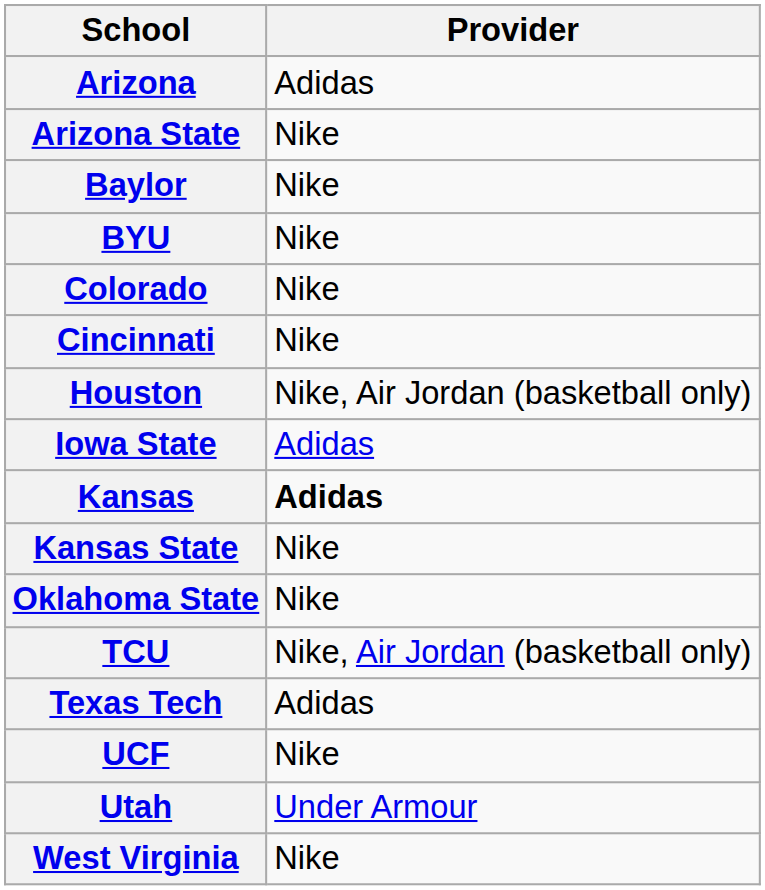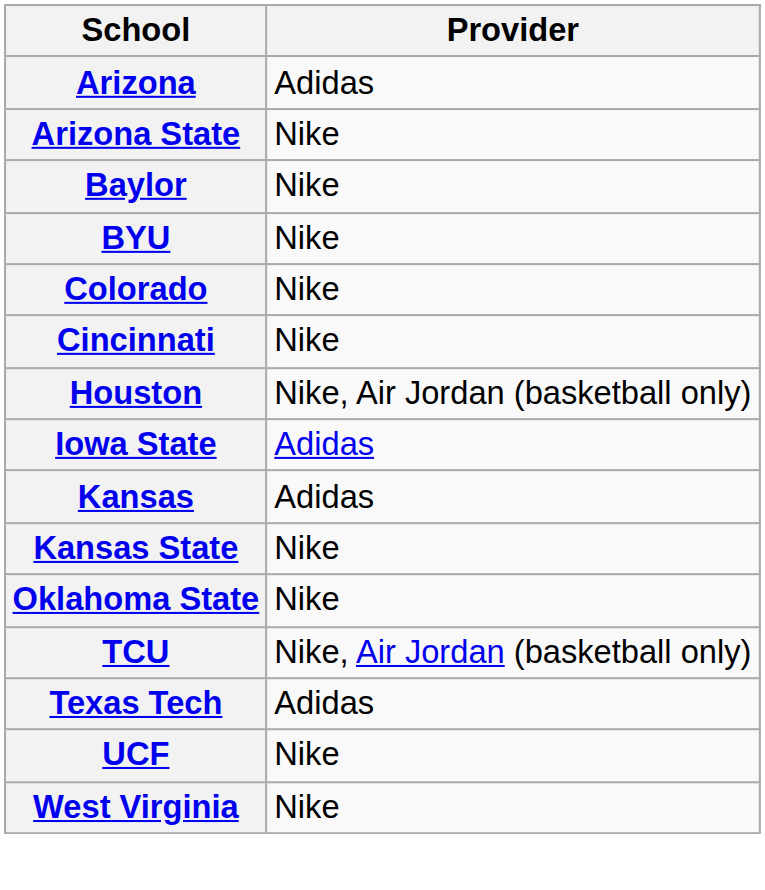(329, 496) bold -> (324, 496) normal
- row: (136, 806)
